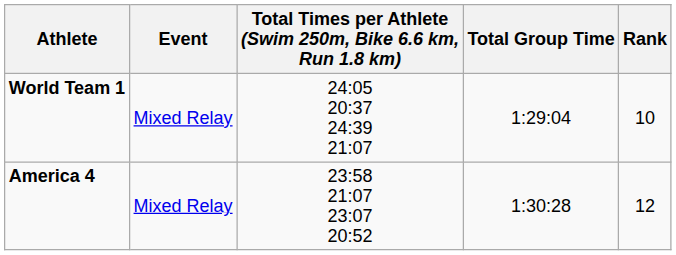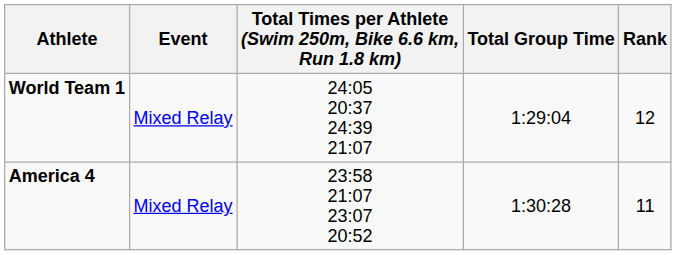(645, 118) 10 -> (645, 118) 12
(645, 206) 12 -> (645, 206) 11
